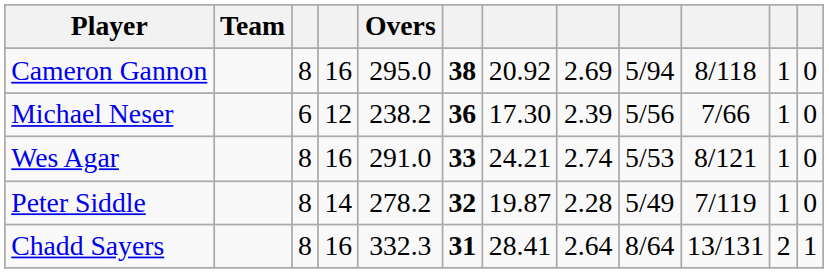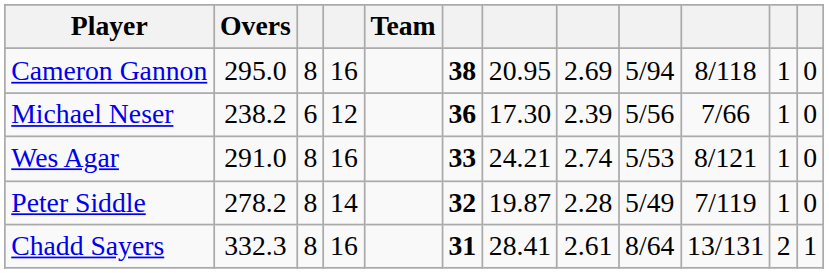columns swapped: (253, 26) <-> (400, 26)
(520, 70) 20.92 -> (520, 70) 20.95
(588, 245) 2.64 -> (588, 245) 2.61
